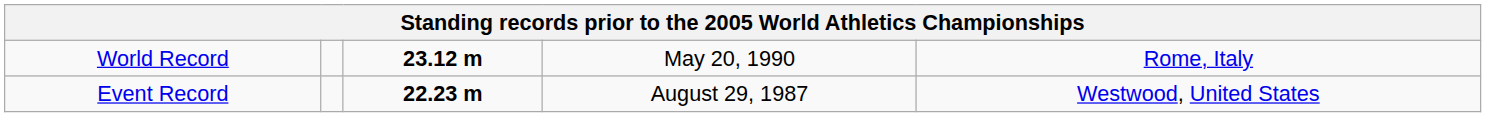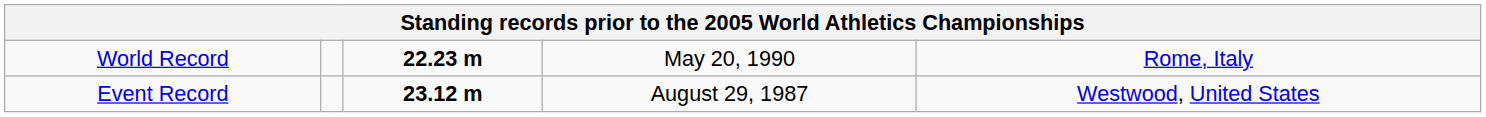(443, 57) 23.12 m -> (443, 57) 22.23 m
(443, 93) 22.23 m -> (443, 93) 23.12 m
